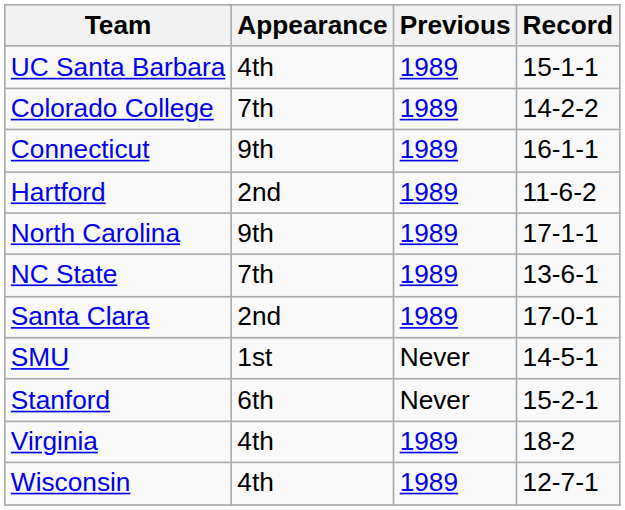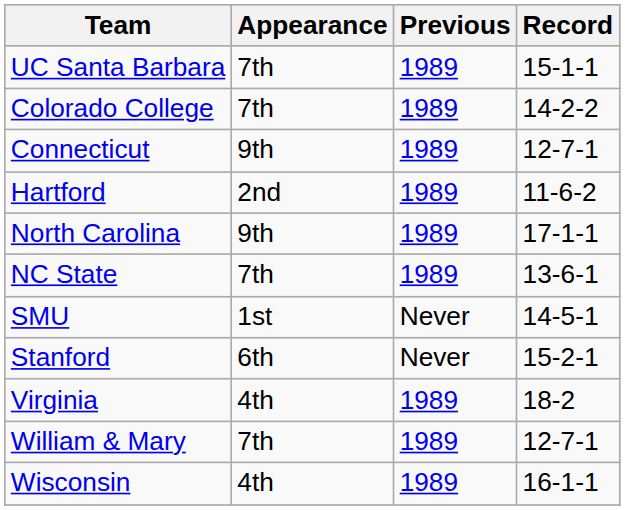(256, 66) 4th -> (256, 66) 7th
(561, 150) 16-1-1 -> (561, 150) 12-7-1
- row: (80, 316)
+ row: (98, 441)
(561, 483) 12-7-1 -> (561, 483) 16-1-1
